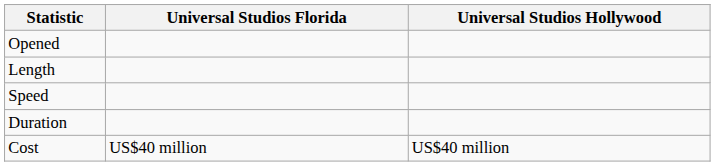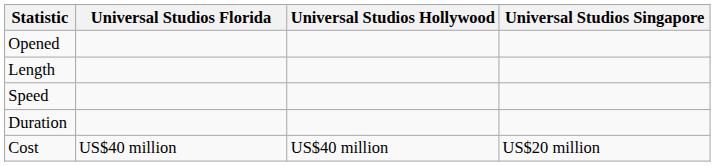+ column: (605, 17)
